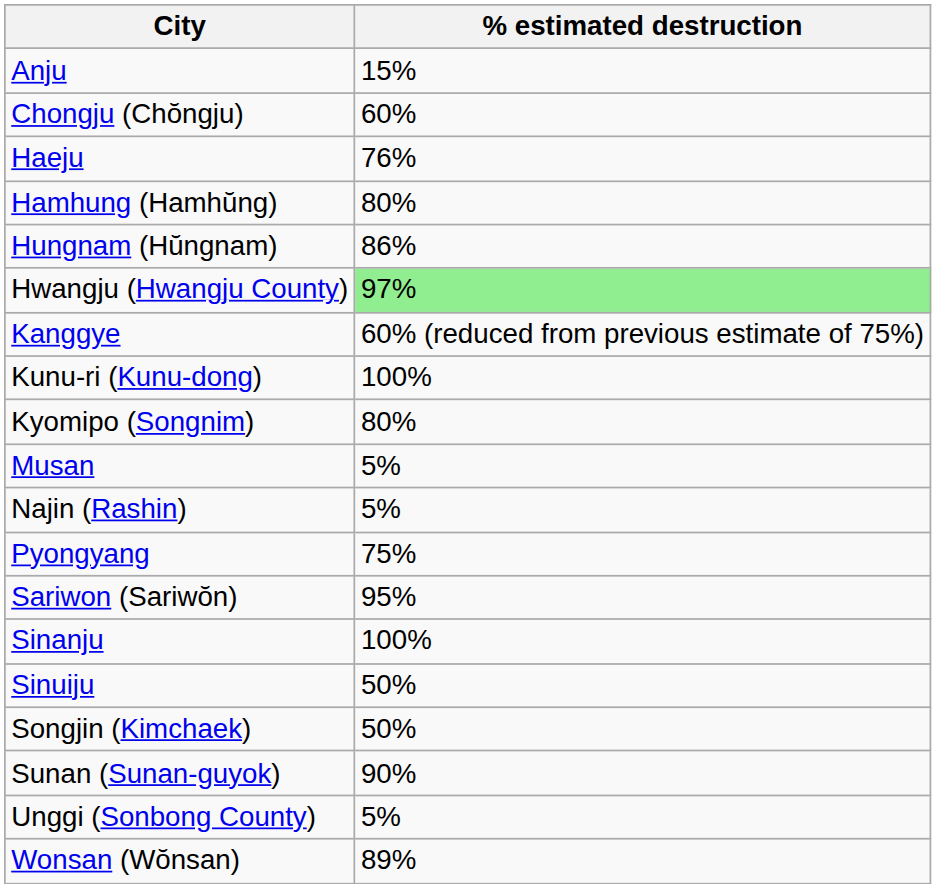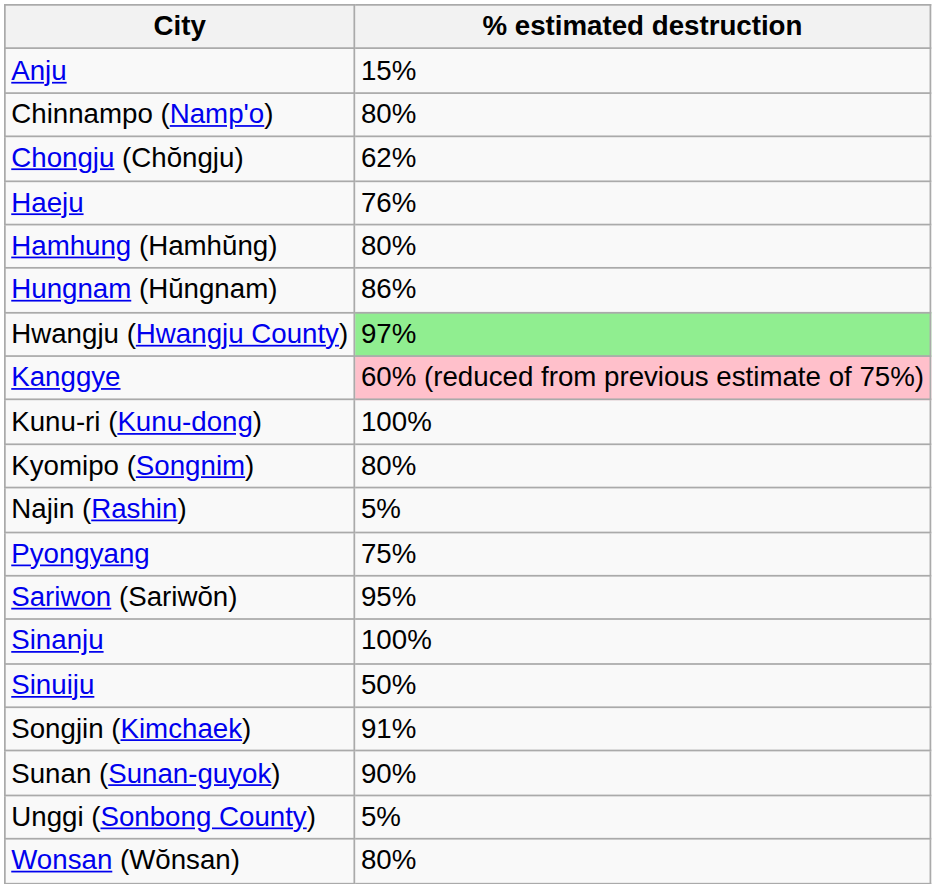+ row: (142, 114)
(389, 114) 60% -> (389, 158) 62%
(642, 333) no background -> (642, 377) pink background
- row: (53, 465)
(389, 728) 50% -> (389, 728) 91%
(389, 860) 89% -> (389, 860) 80%
